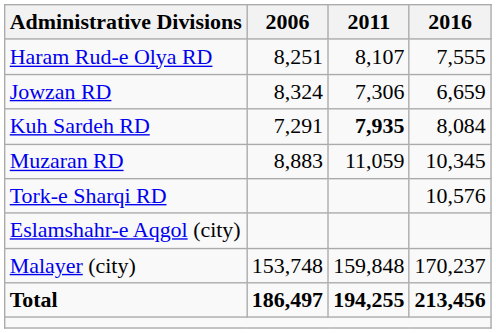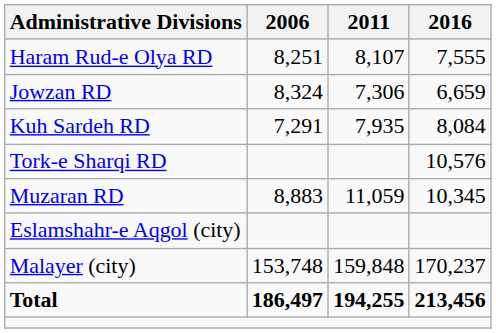(380, 126) bold -> (380, 126) normal
rows swapped: (67, 160) <-> (88, 195)
